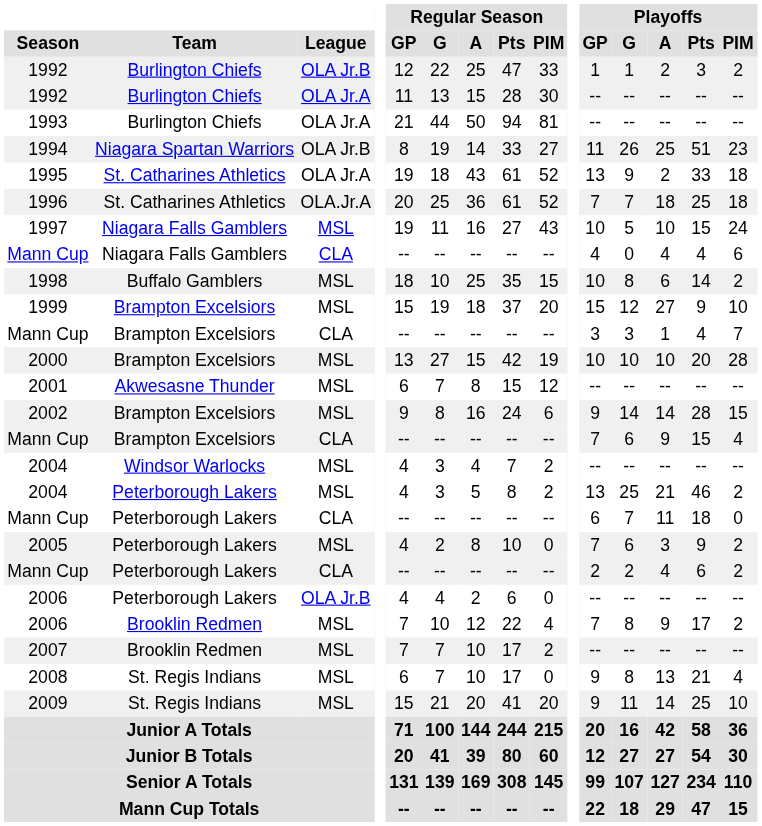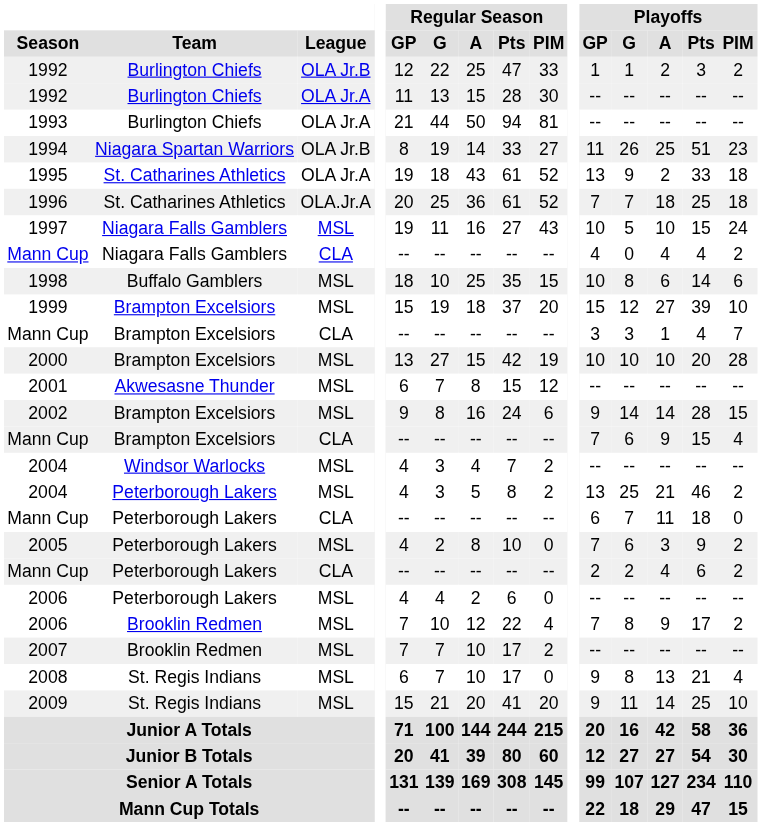(738, 254) 6 -> (738, 254) 2
(738, 281) 2 -> (738, 281) 6
(701, 307) 9 -> (701, 307) 39
(336, 597) OLA Jr.B -> (336, 597) MSL
